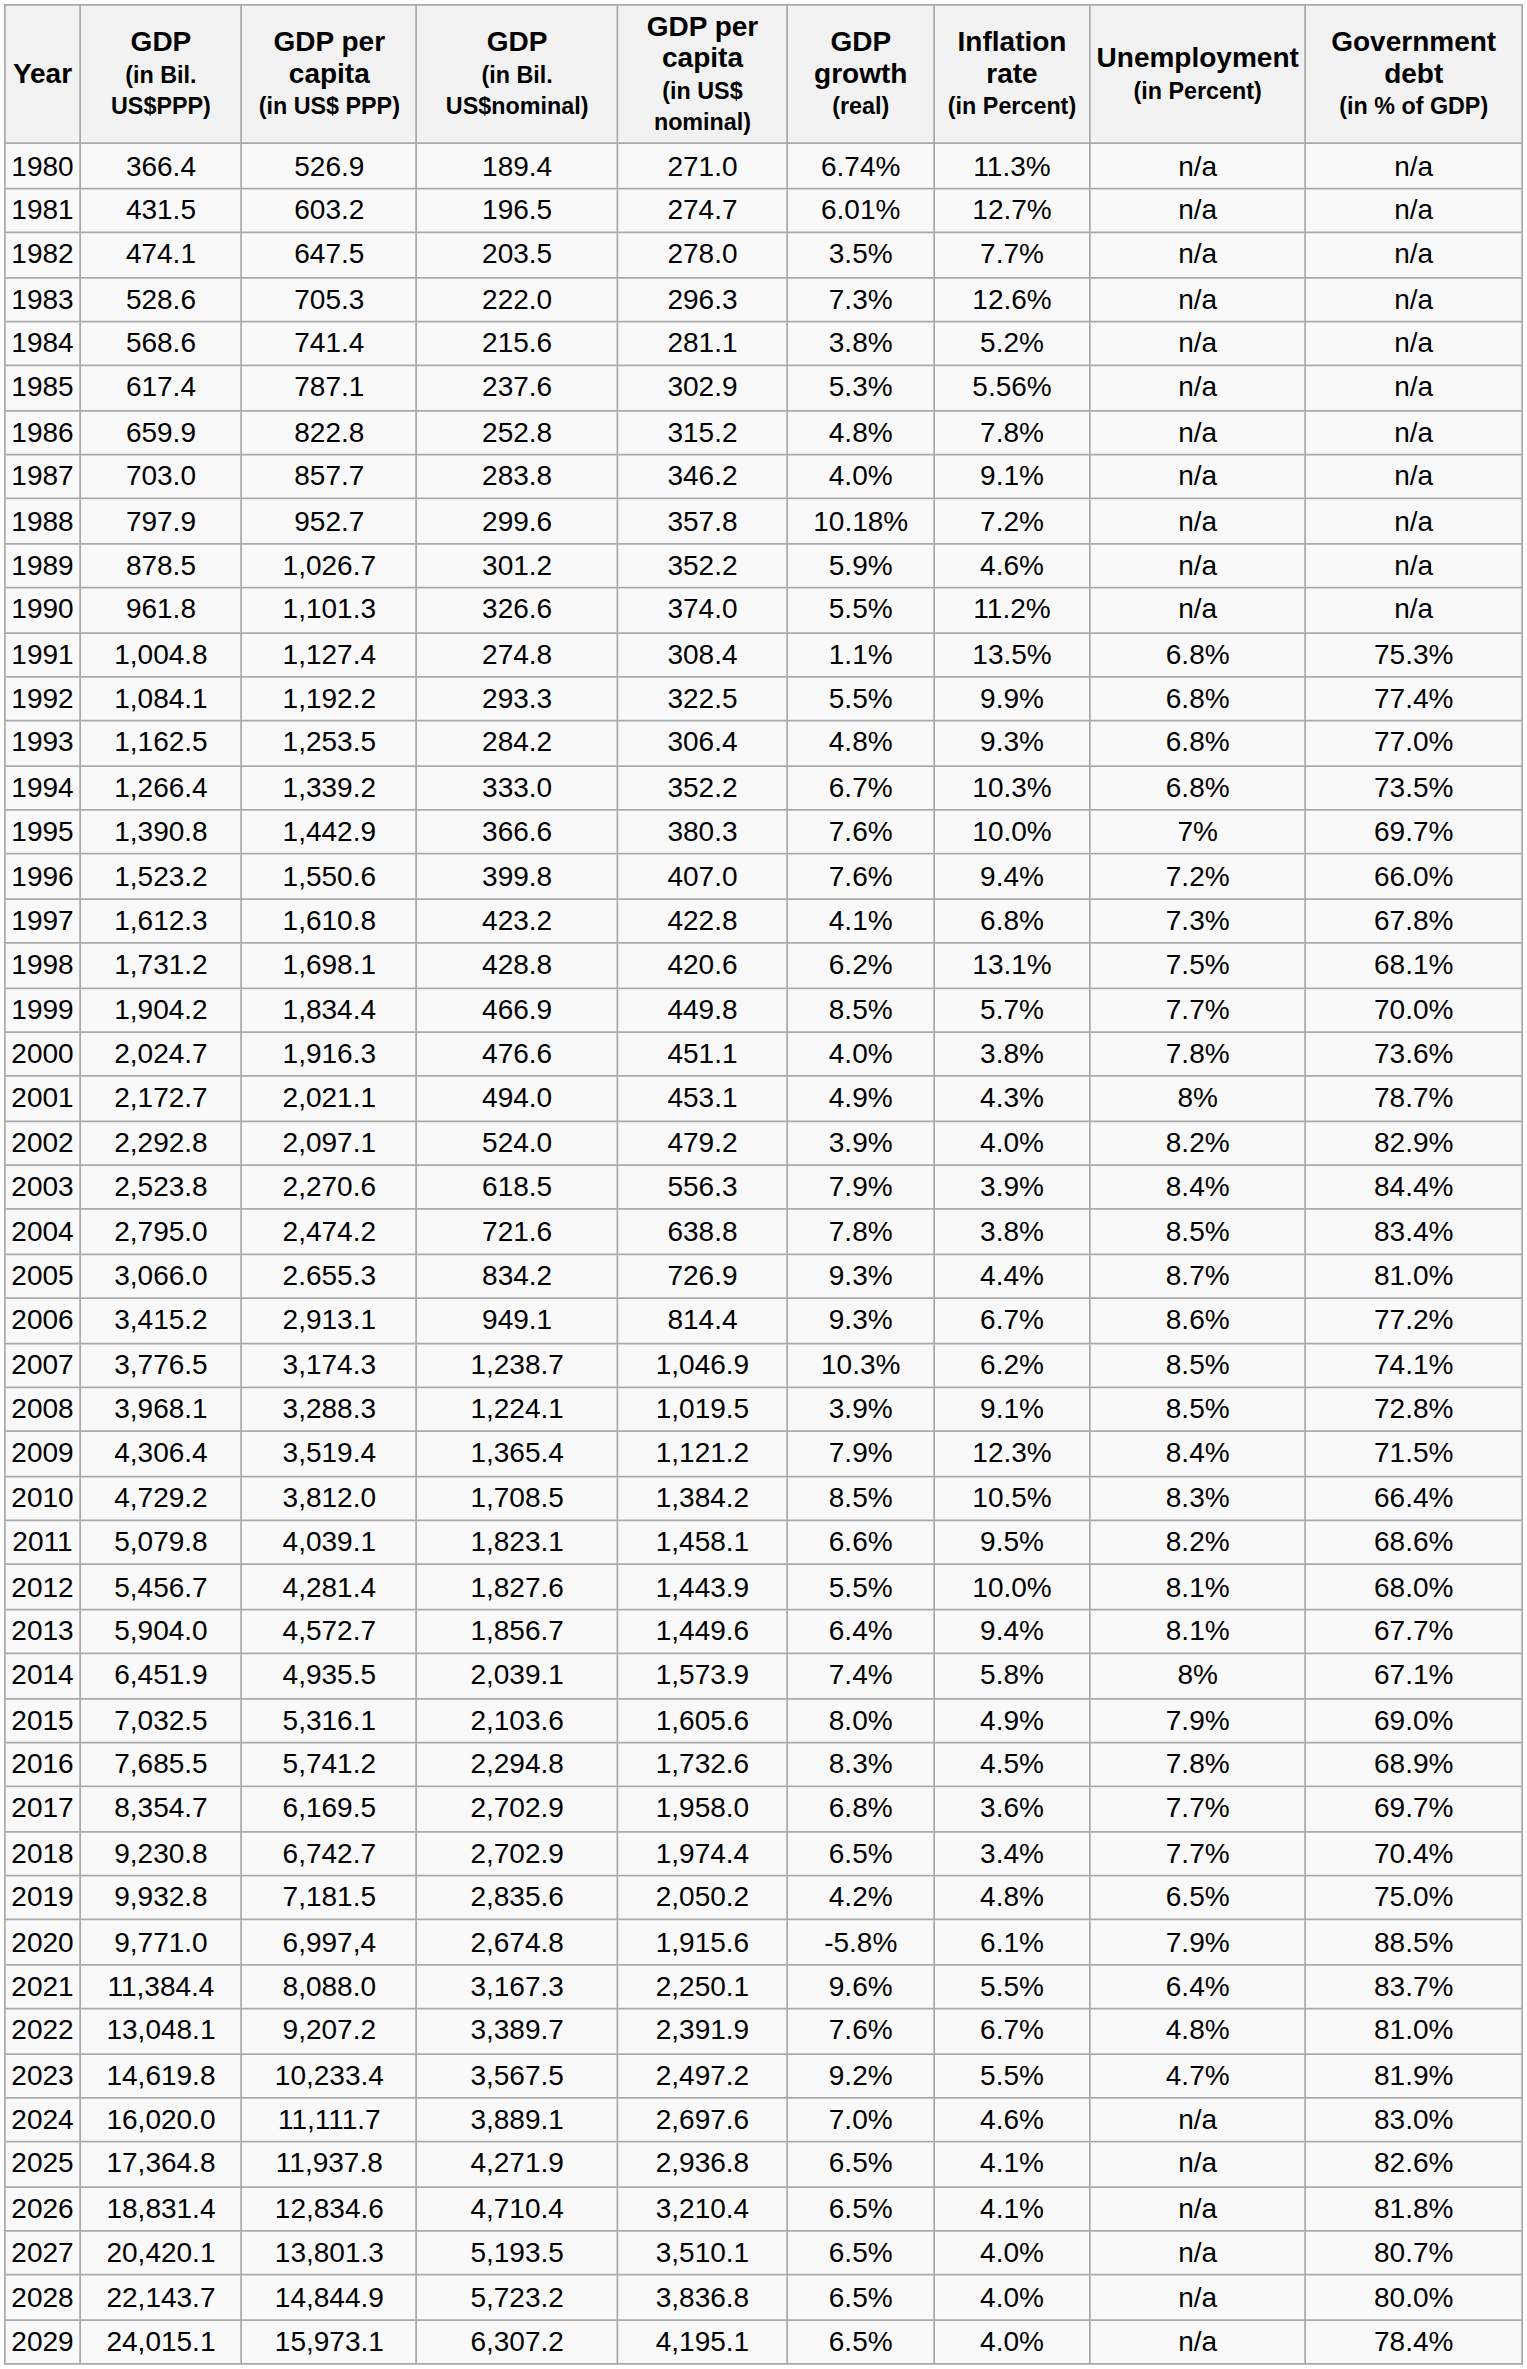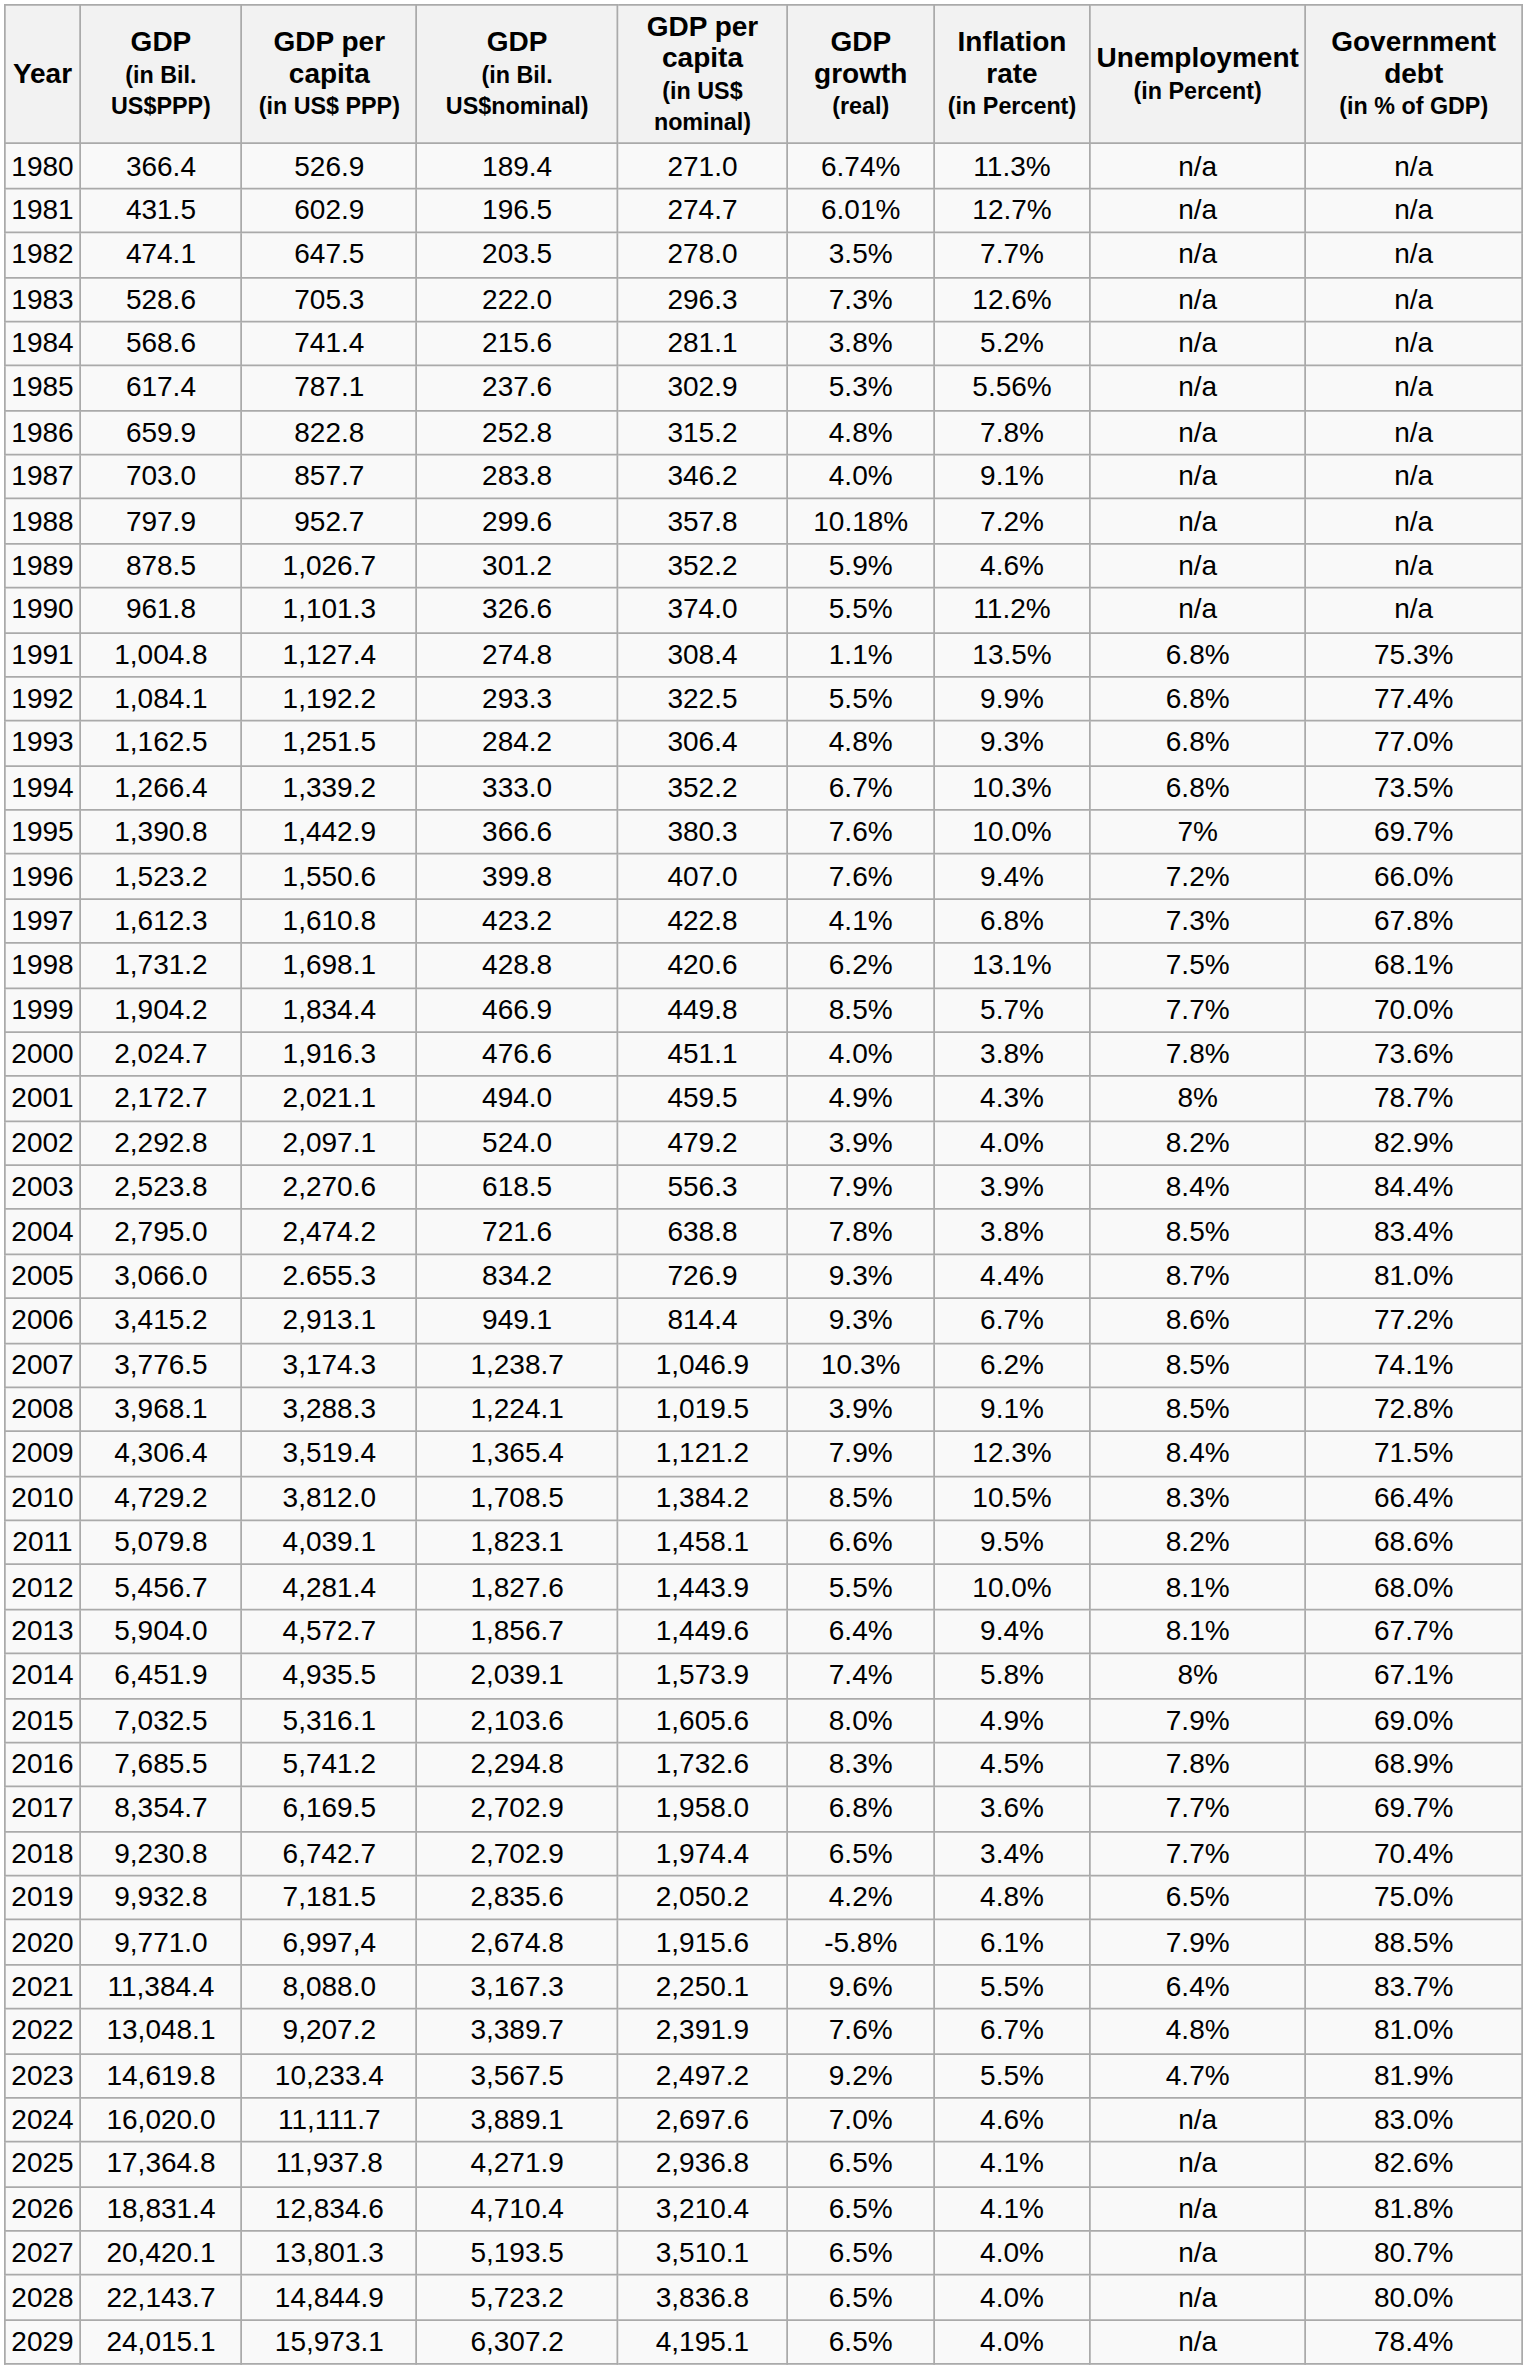(329, 210) 603.2 -> (329, 210) 602.9
(329, 742) 1,253.5 -> (329, 742) 1,251.5
(702, 1098) 453.1 -> (702, 1098) 459.5
